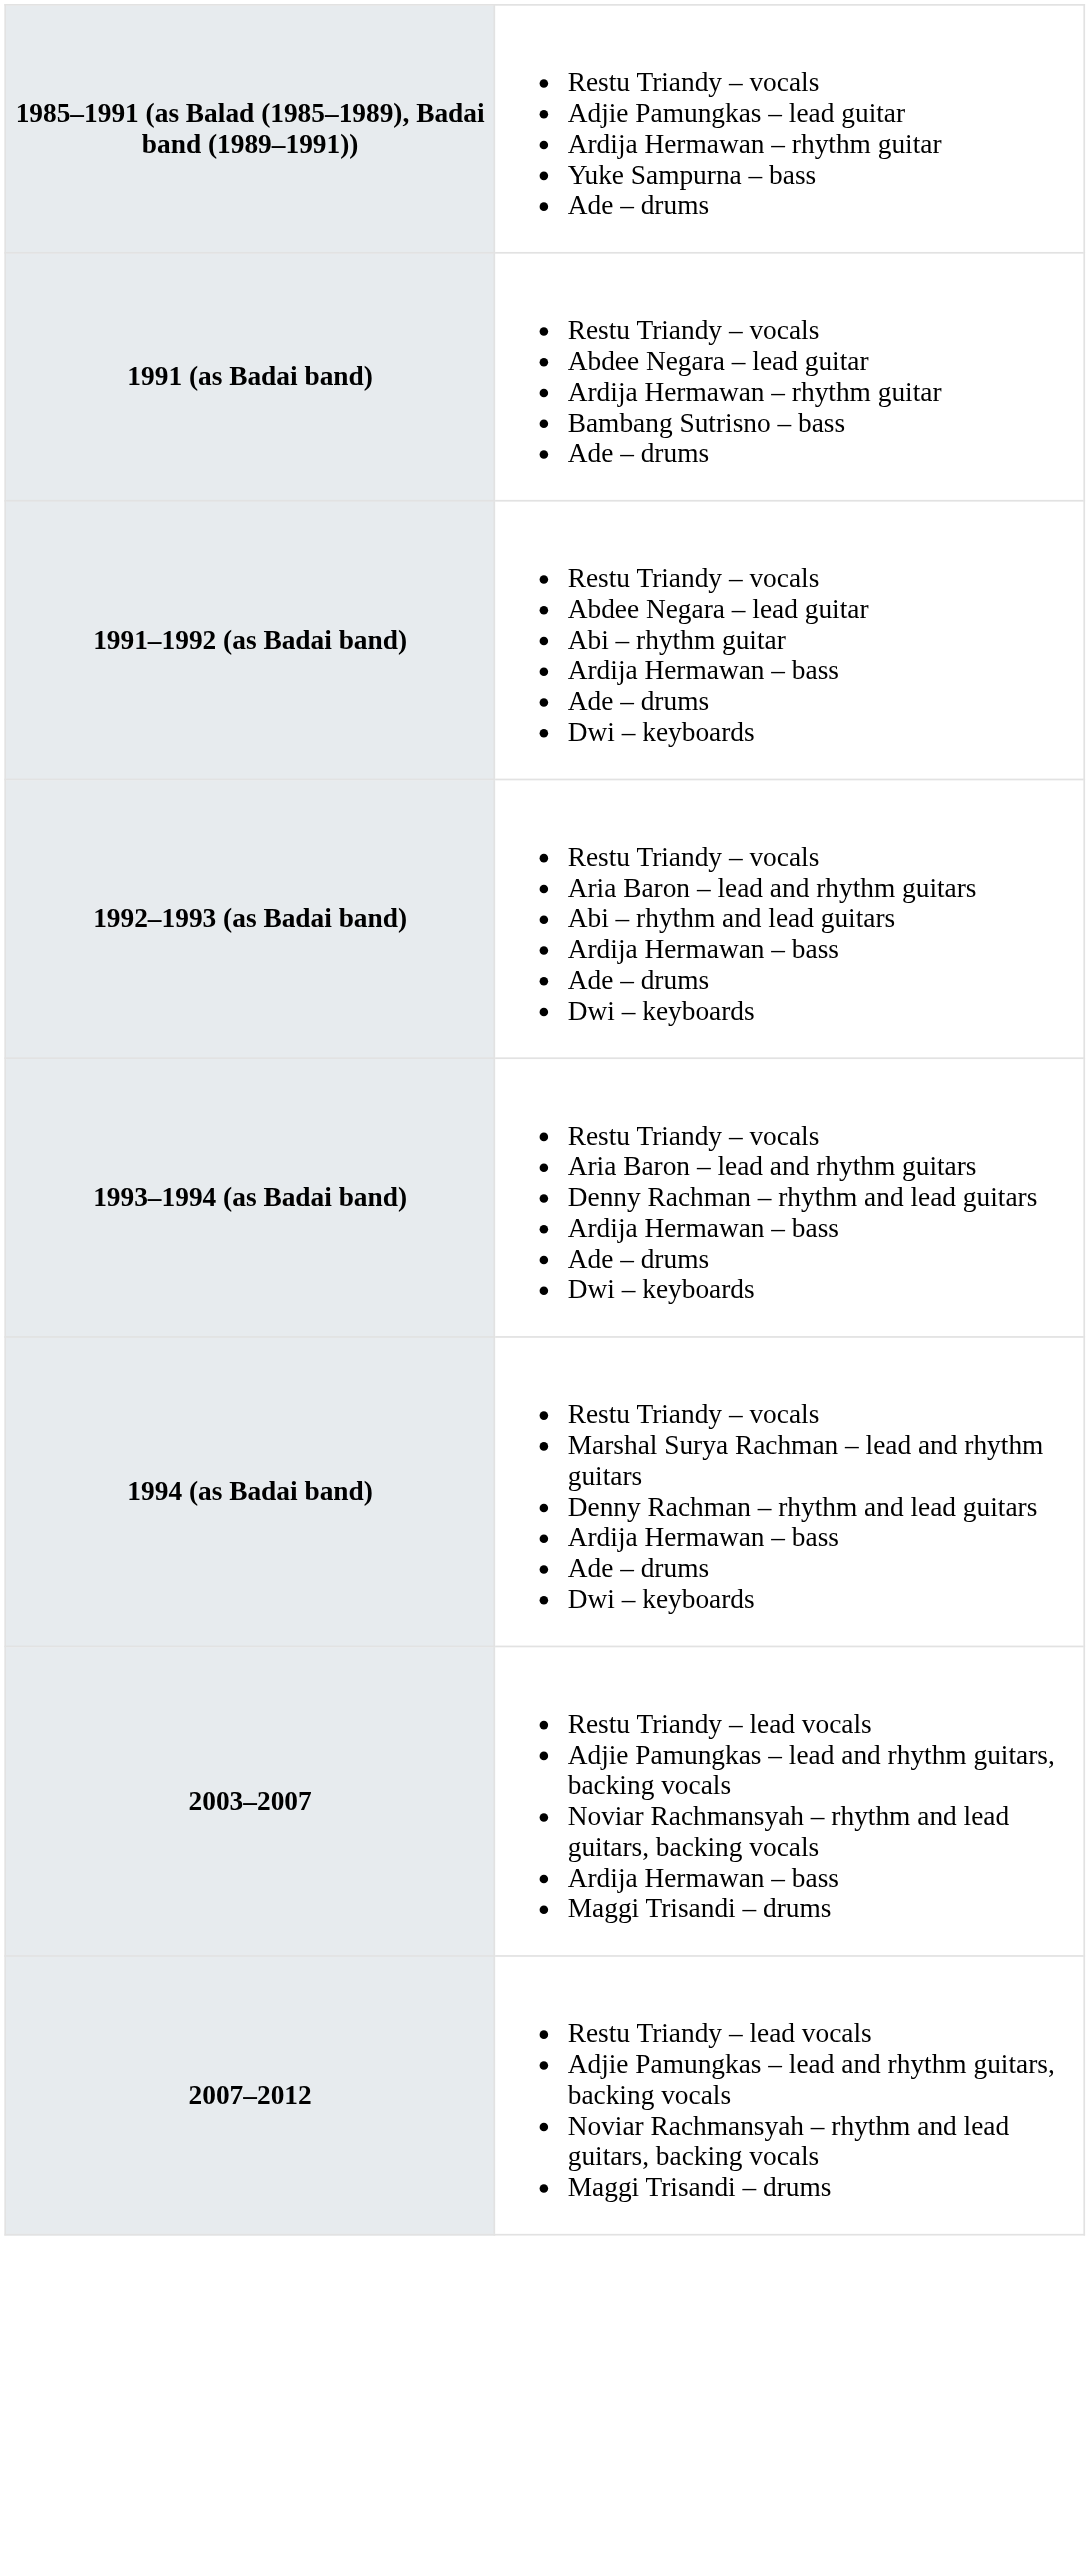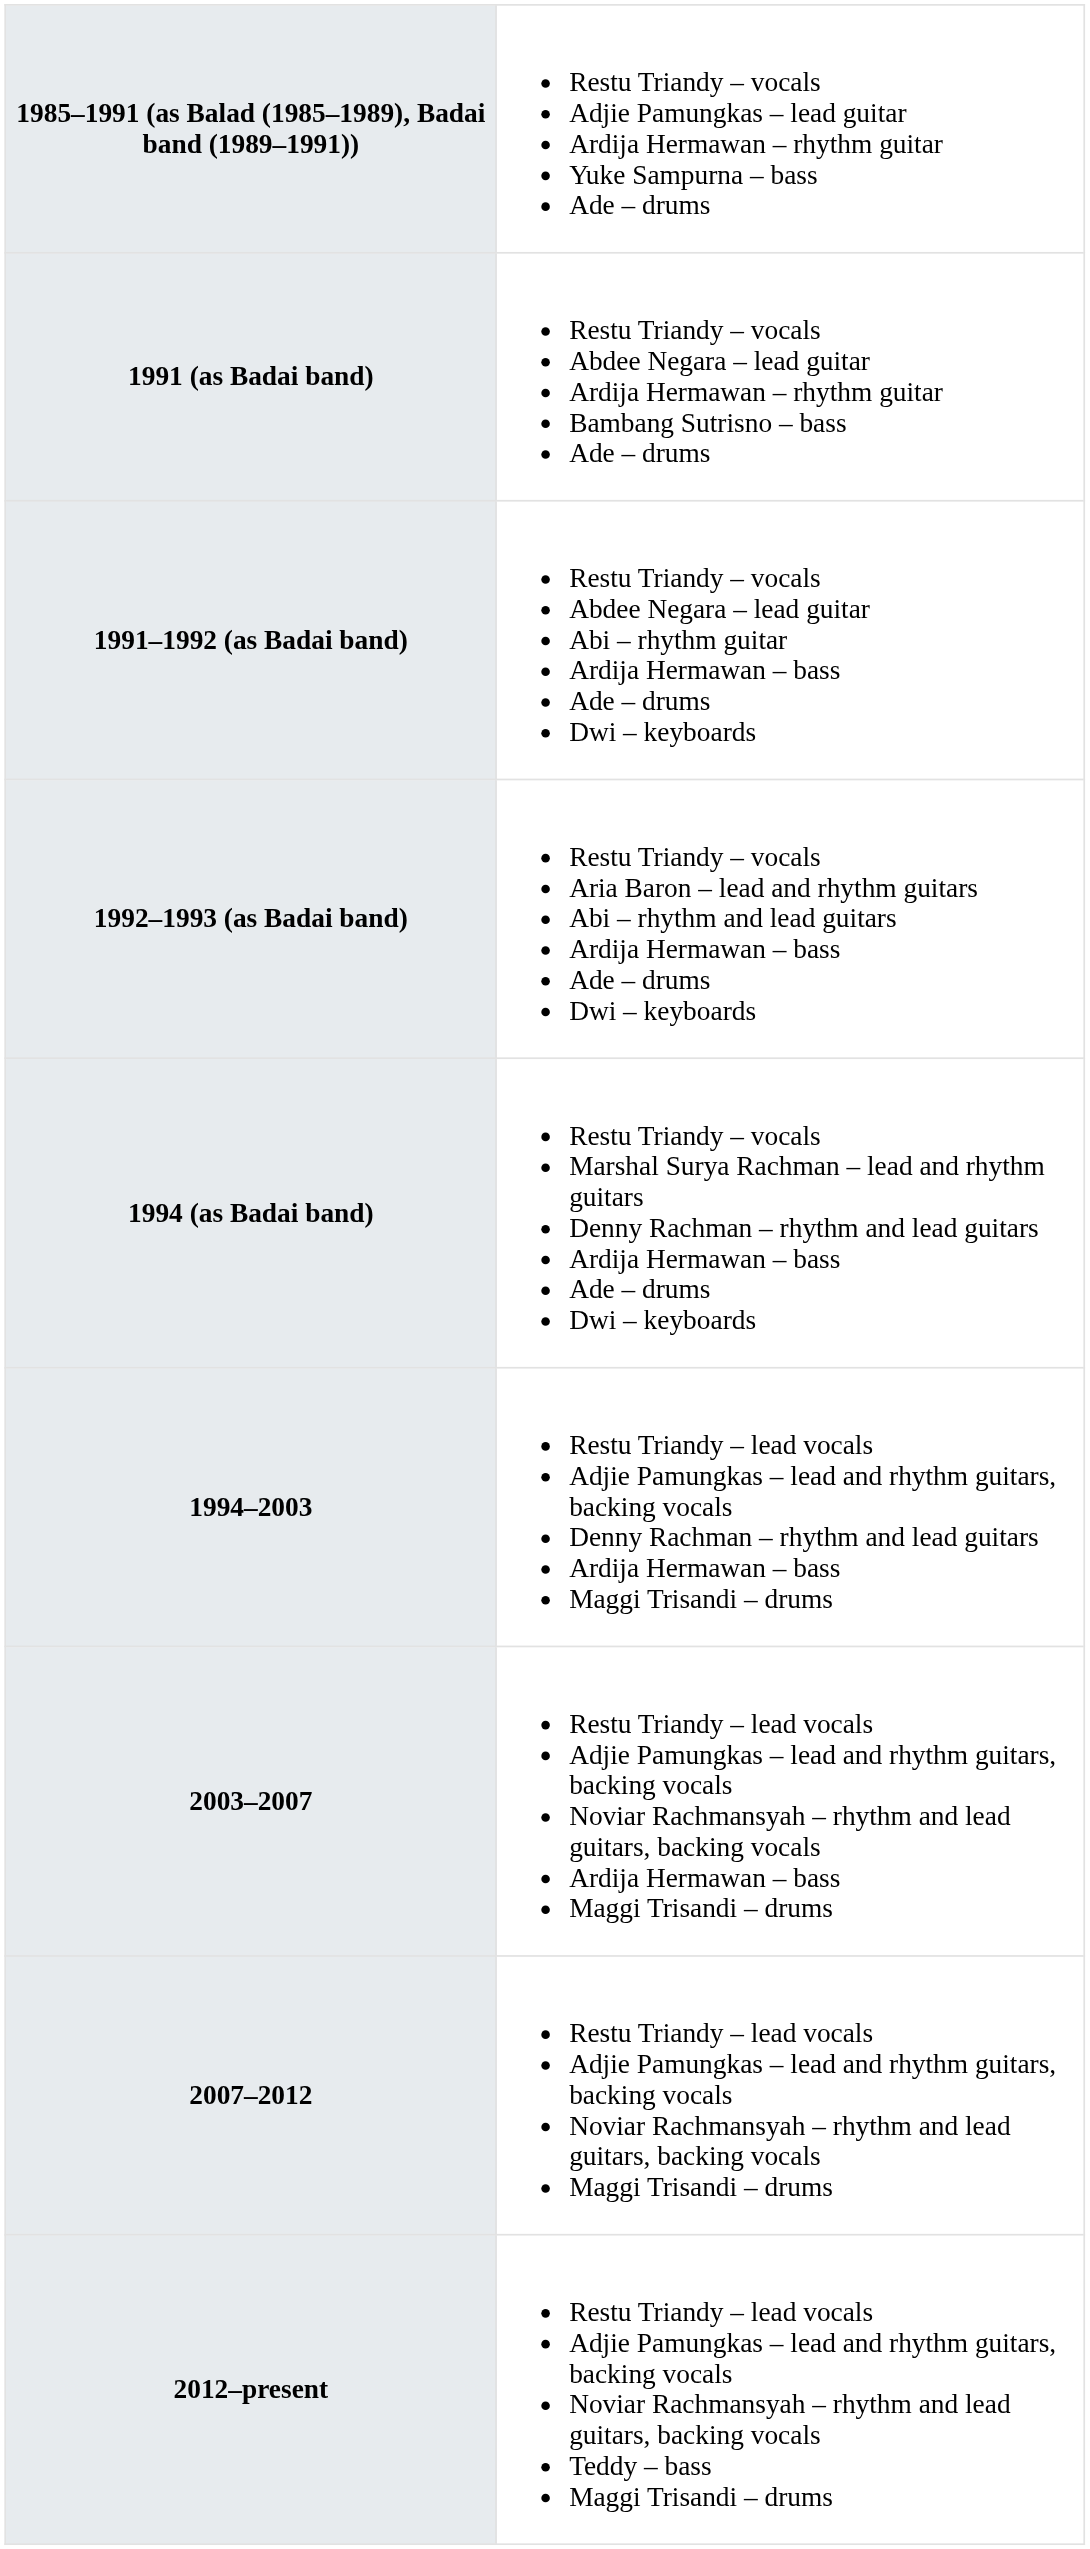- row: (250, 1197)
+ row: (251, 1506)
+ row: (251, 2389)
